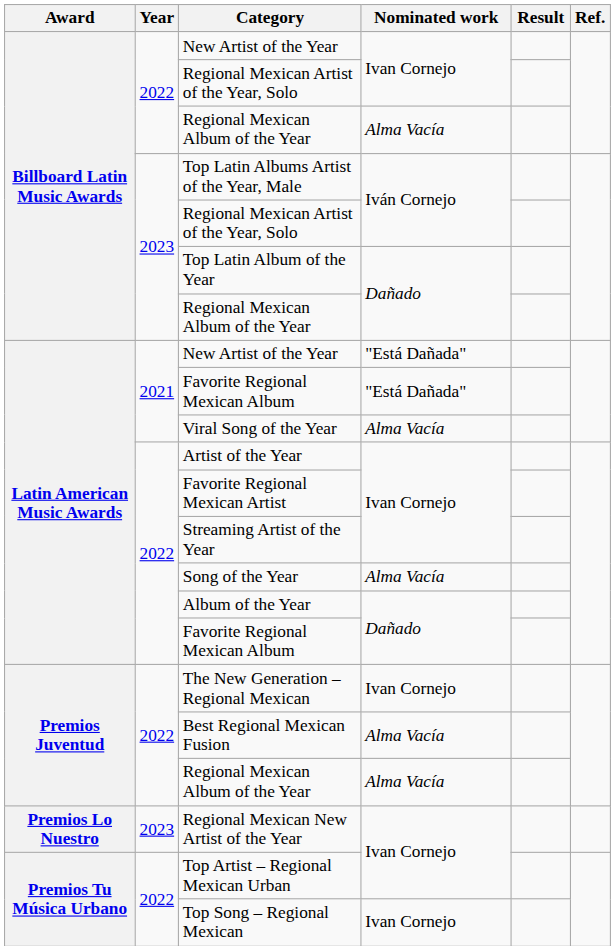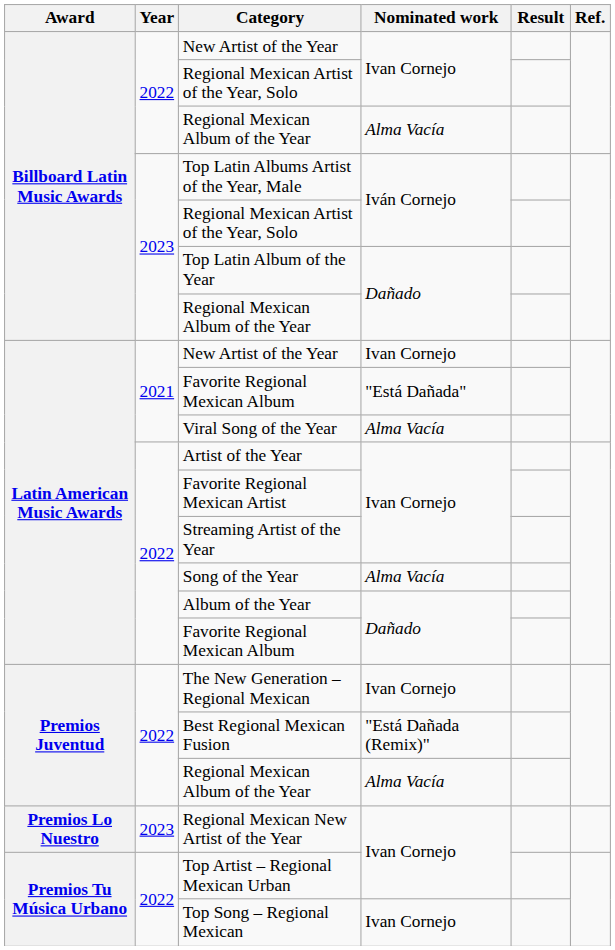(416, 354) "Está Dañada" -> (411, 354) Ivan Cornejo
(405, 735) Alma Vacía -> (412, 735) "Está Dañada (Remix)"
